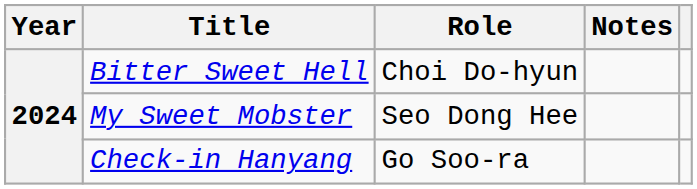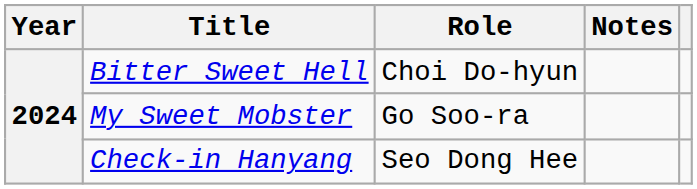(480, 116) Seo Dong Hee -> (455, 116) Go Soo-ra
(455, 161) Go Soo-ra -> (480, 161) Seo Dong Hee
